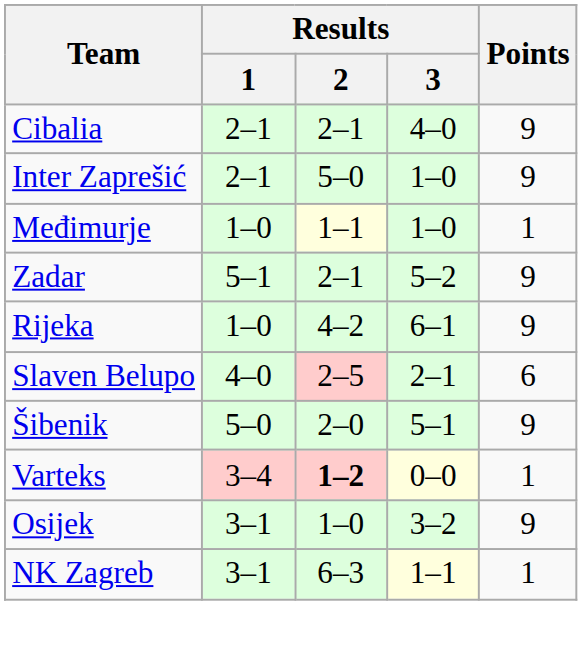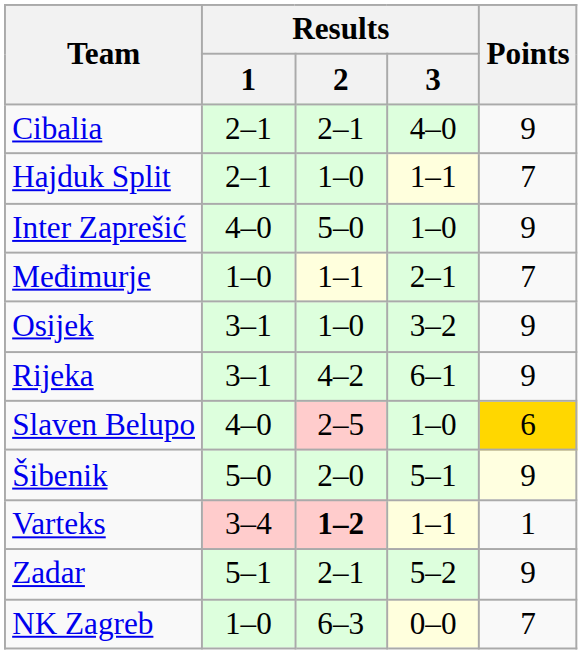+ row: (91, 177)
(248, 177) 2–1 -> (248, 227) 4–0
(433, 227) 1–0 -> (433, 276) 2–1
(528, 227) 1 -> (528, 276) 7
rows swapped: (53, 524) <-> (49, 276)
(248, 326) 1–0 -> (248, 375) 3–1
(433, 375) 2–1 -> (433, 425) 1–0
(528, 375) no background -> (528, 425) gold background
(528, 425) no background -> (528, 474) lightyellow background
(433, 474) 0–0 -> (433, 524) 1–1
(248, 573) 3–1 -> (248, 623) 1–0
(433, 573) 1–1 -> (433, 623) 0–0
(528, 573) 1 -> (528, 623) 7
